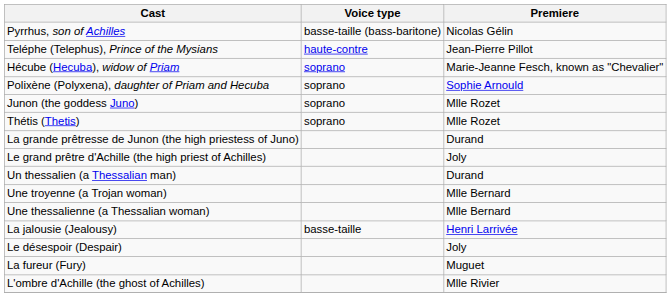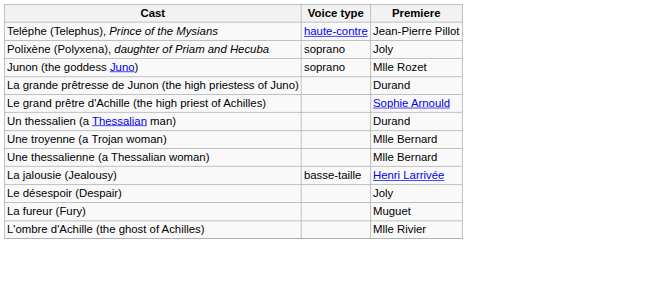- row: (66, 31)
- row: (93, 67)
(485, 85) Sophie Arnould -> (383, 49) Joly
- row: (43, 121)
(456, 157) Joly -> (412, 103) Sophie Arnould
